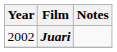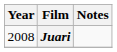(21, 36) 2002 -> (21, 36) 2008
